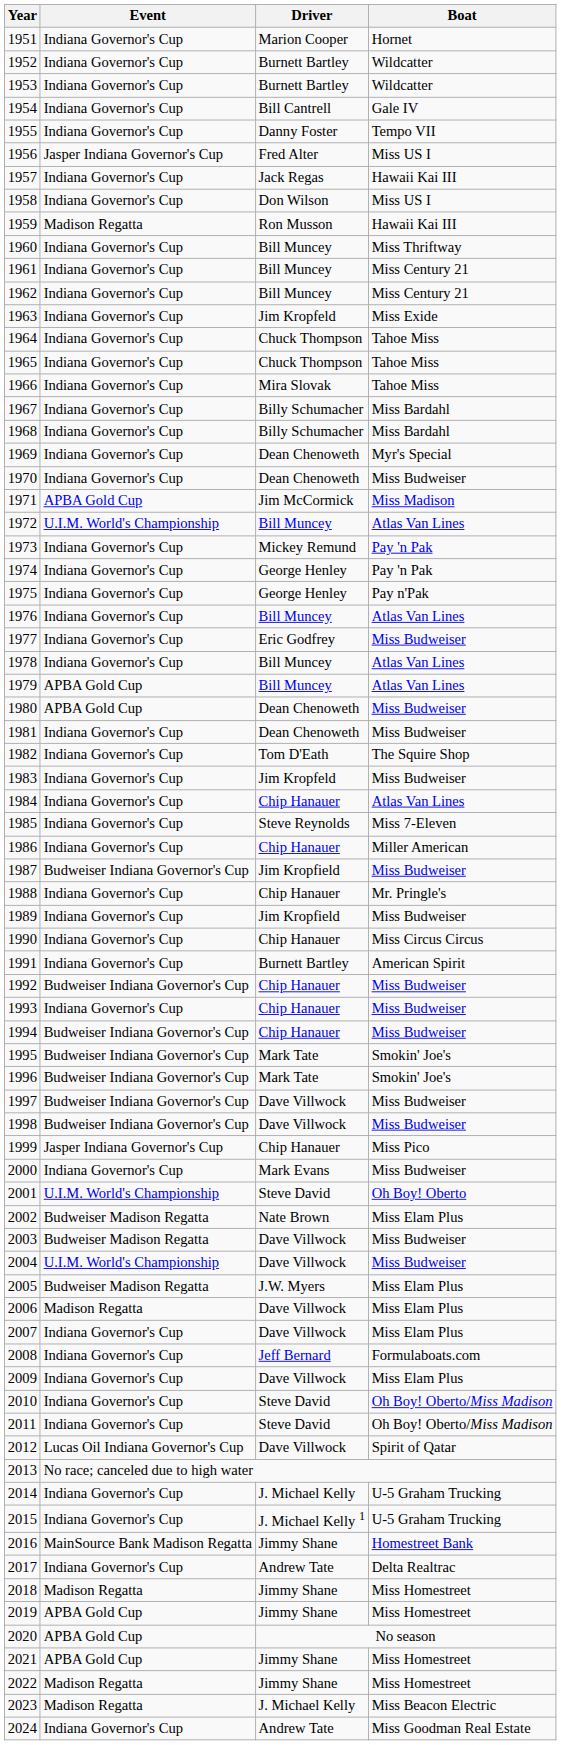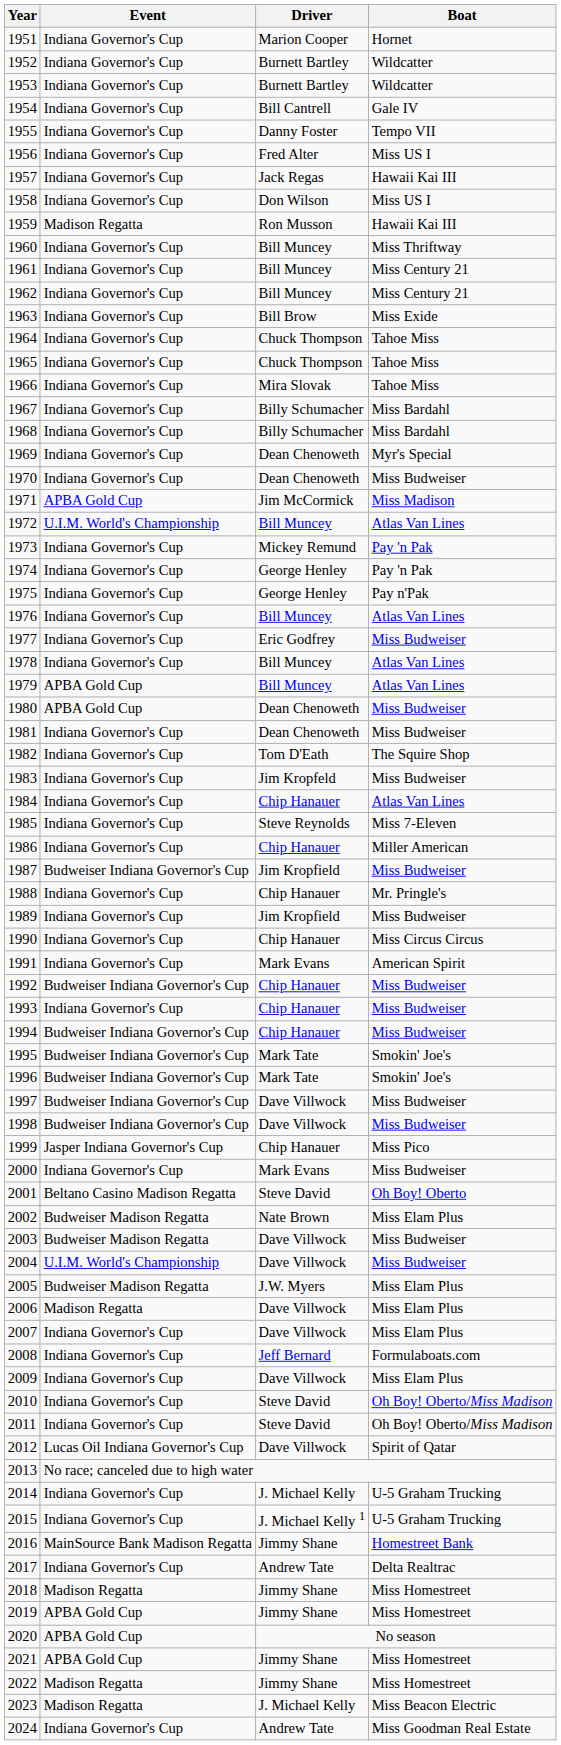(133, 154) Jasper Indiana Governor's Cup -> (113, 154) Indiana Governor's Cup
(297, 316) Jim Kropfeld -> (288, 316) Bill Brow
(304, 962) Burnett Bartley -> (294, 962) Mark Evans
(131, 1193) U.I.M. World's Championship -> (140, 1193) Beltano Casino Madison Regatta
